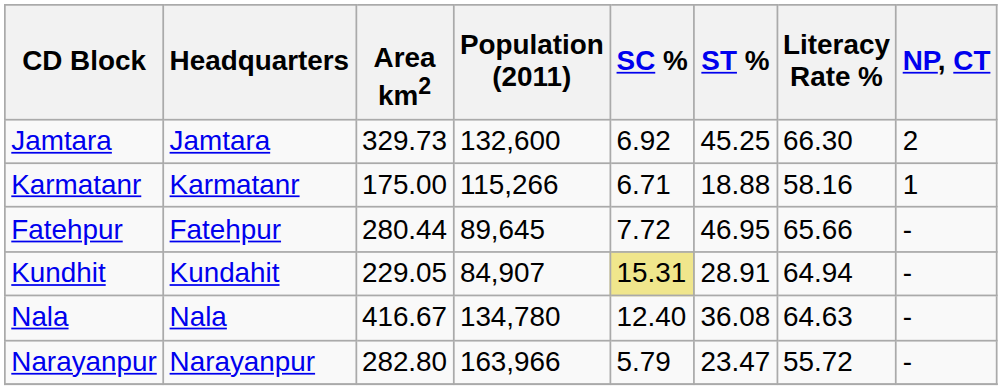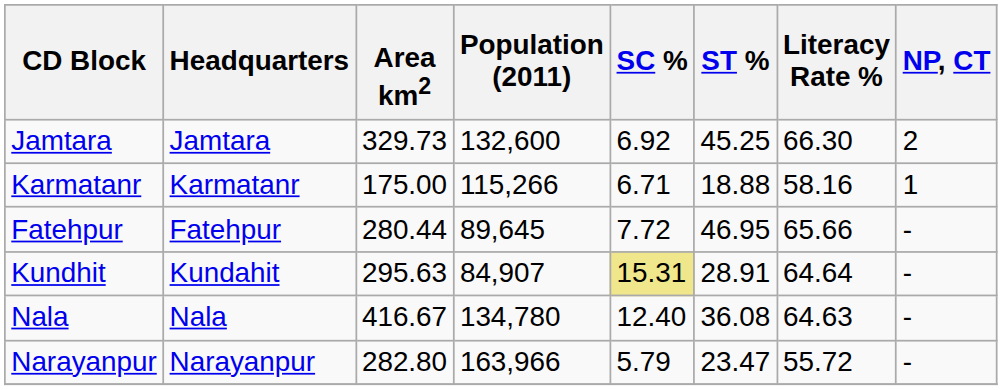(404, 273) 229.05 -> (404, 273) 295.63
(818, 273) 64.94 -> (818, 273) 64.64
